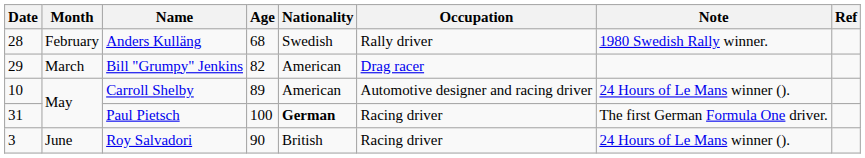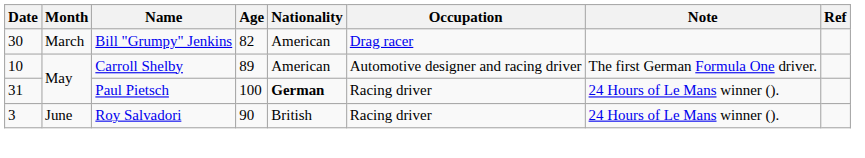- row: (154, 41)
(16, 65) 29 -> (16, 41) 30
(695, 90) 24 Hours of Le Mans winner (). -> (703, 65) The first German Formula One driver.
(714, 115) The first German Formula One driver. -> (684, 90) 24 Hours of Le Mans winner ().
